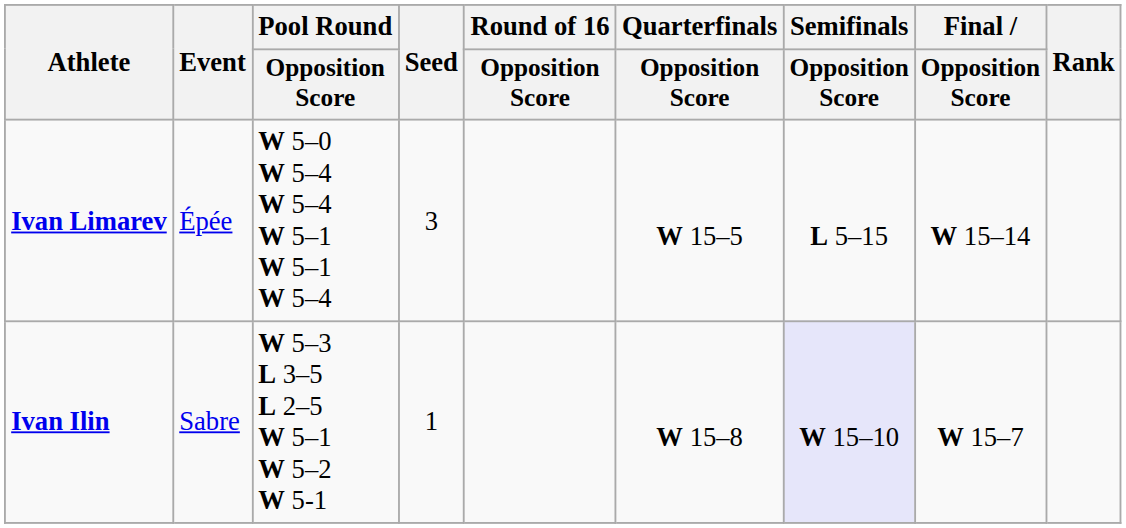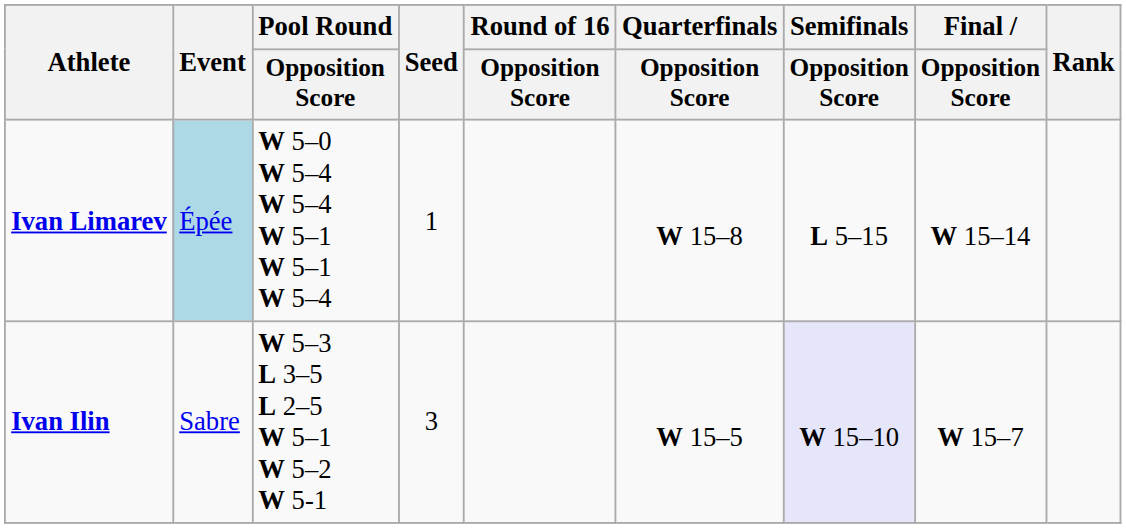(206, 220) no background -> (206, 220) lightblue background
(431, 220) 3 -> (431, 220) 1
(700, 236) W 15–5 -> (700, 236) W 15–8
(431, 421) 1 -> (431, 421) 3
(700, 437) W 15–8 -> (700, 437) W 15–5
